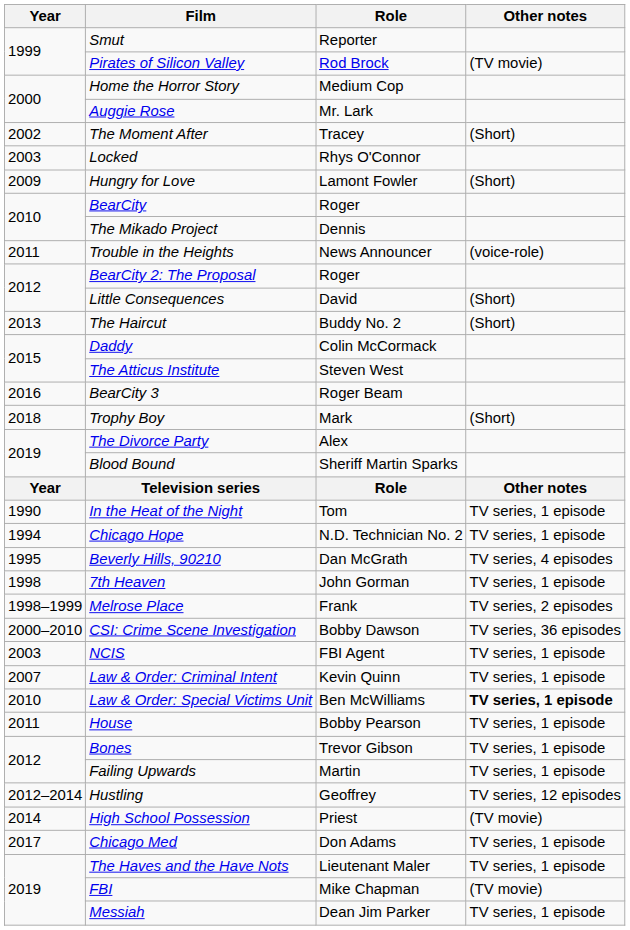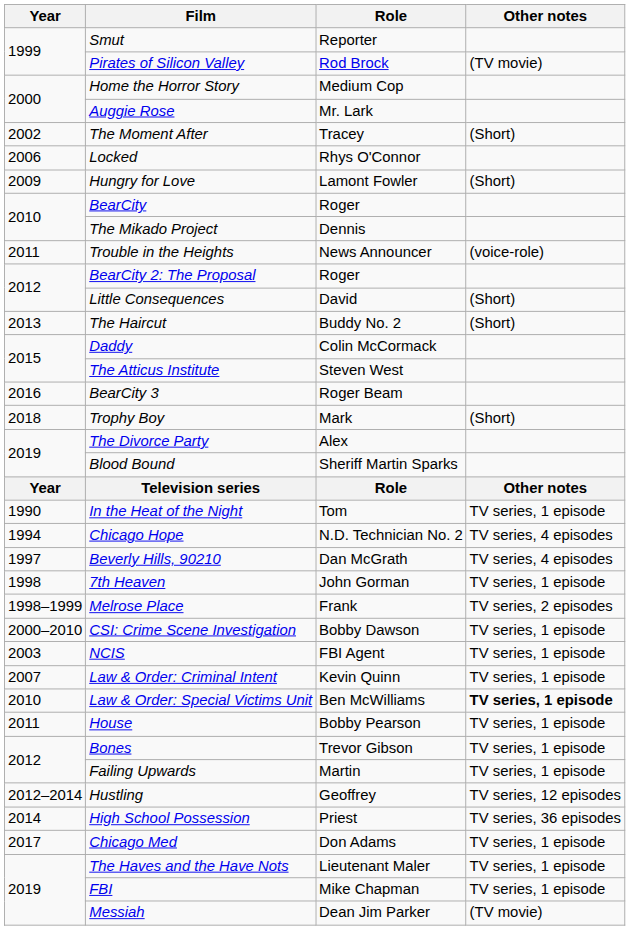(24, 157) 2003 -> (24, 157) 2006
(537, 535) TV series, 1 episode -> (541, 535) TV series, 4 episodes
(24, 559) 1995 -> (24, 559) 1997
(545, 629) TV series, 36 episodes -> (537, 629) TV series, 1 episode
(506, 818) (TV movie) -> (545, 818) TV series, 36 episodes
(506, 889) (TV movie) -> (537, 889) TV series, 1 episode
(537, 913) TV series, 1 episode -> (506, 913) (TV movie)
